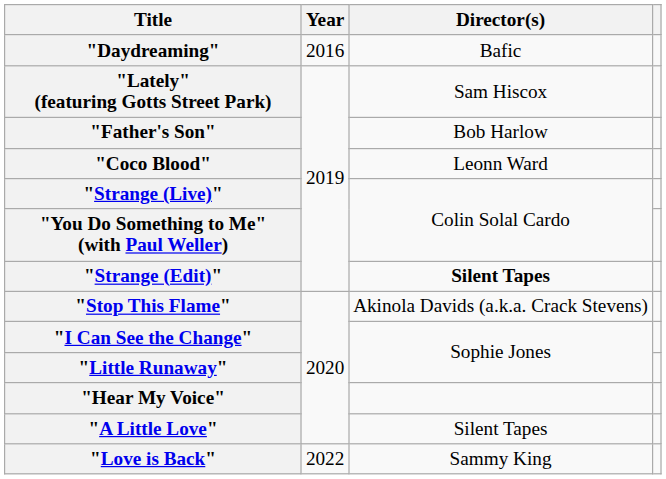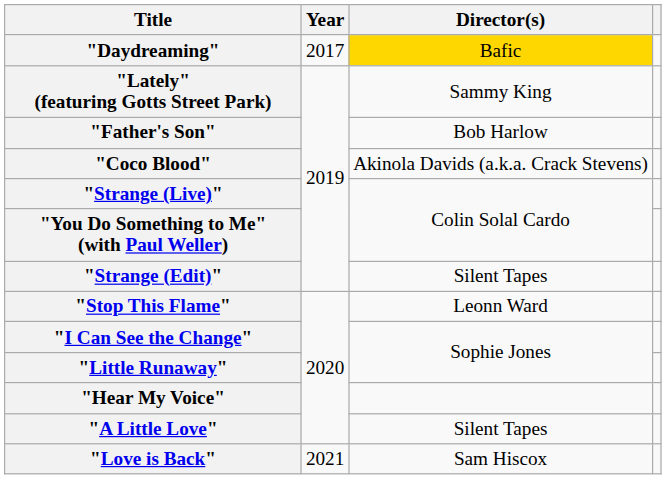(325, 50) 2016 -> (325, 50) 2017
(501, 50) no background -> (501, 50) gold background
(501, 91) Sam Hiscox -> (501, 91) Sammy King
(501, 163) Leonn Ward -> (501, 163) Akinola Davids (a.k.a. Crack Stevens)
(501, 276) bold -> (501, 276) normal
(501, 306) Akinola Davids (a.k.a. Crack Stevens) -> (501, 306) Leonn Ward
(325, 458) 2022 -> (325, 458) 2021
(501, 458) Sammy King -> (501, 458) Sam Hiscox
